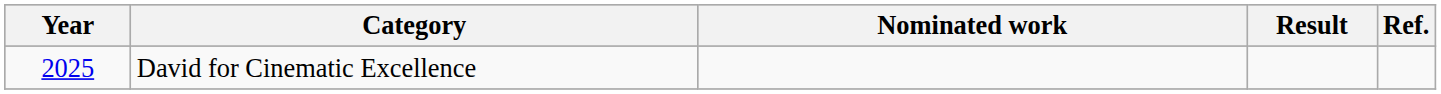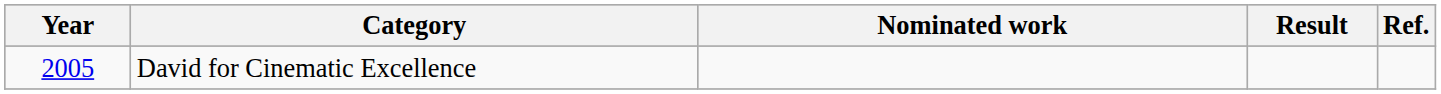(68, 67) 2025 -> (68, 67) 2005
